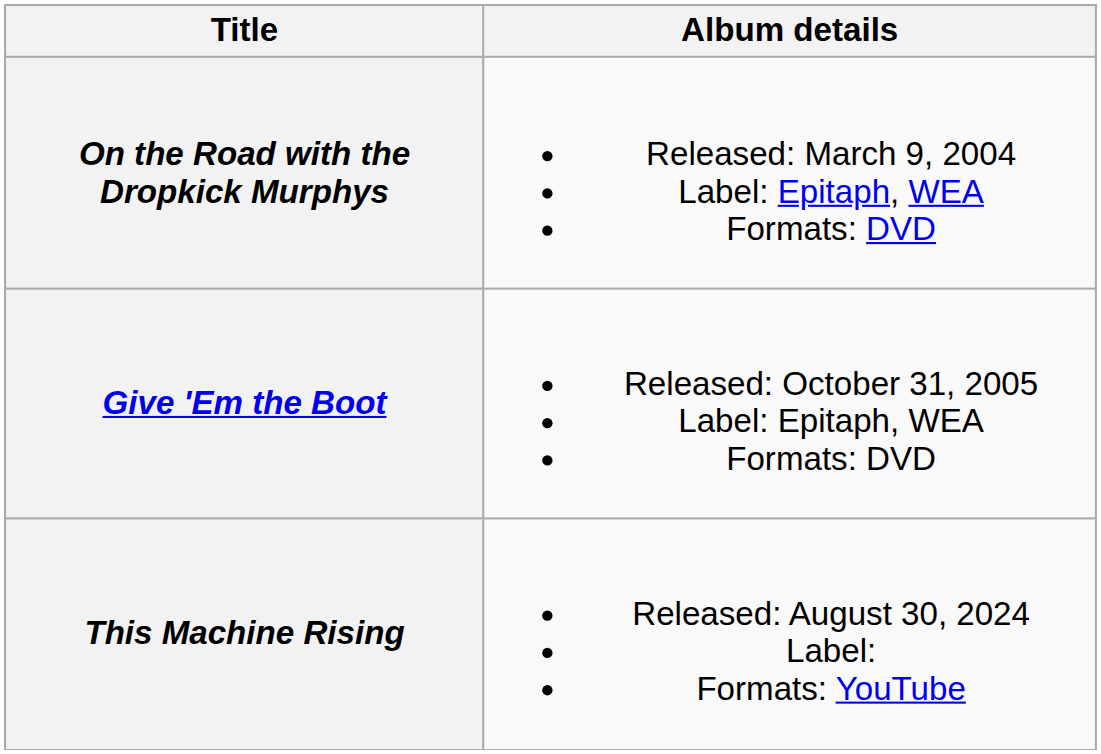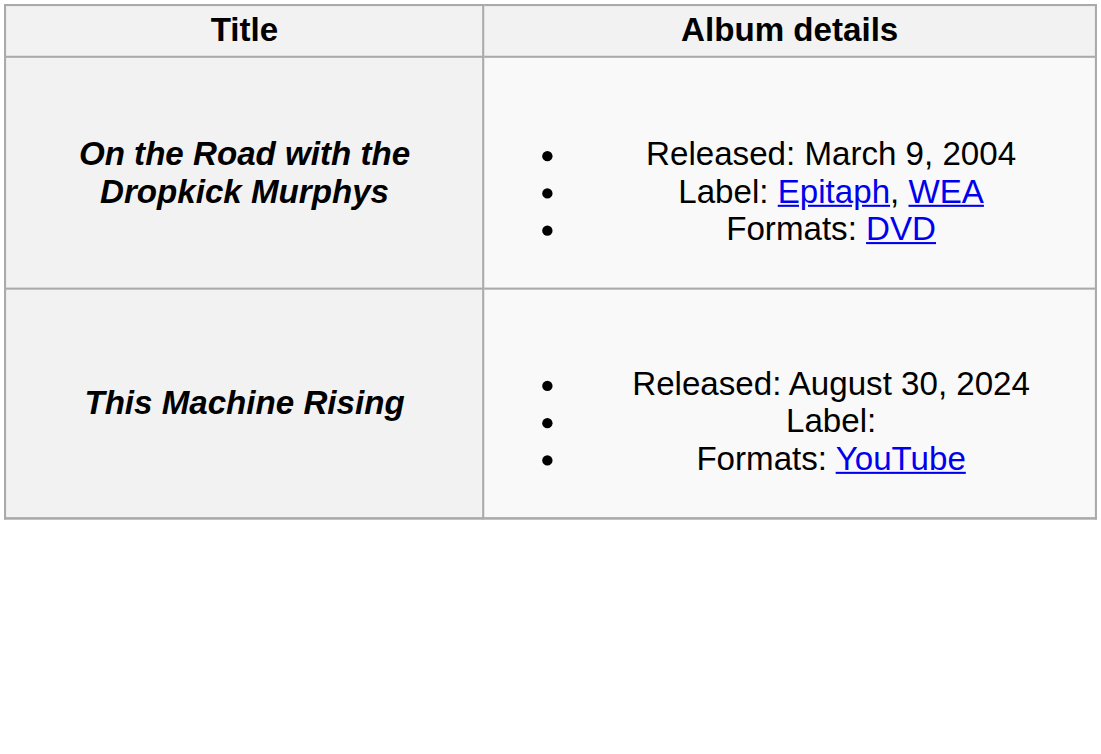- row: (245, 402)
